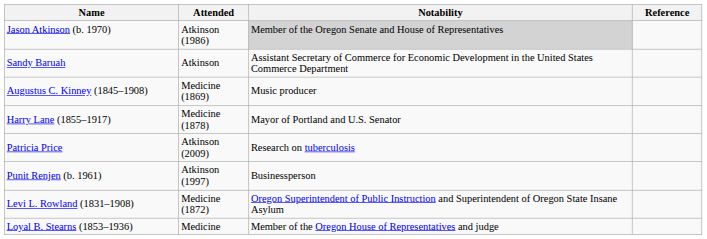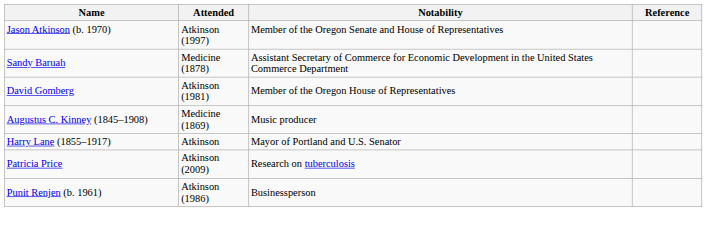(200, 35) Atkinson (1986) -> (200, 35) Atkinson (1997)
(377, 29) lightgrey background -> (377, 29) no background
(200, 63) Atkinson -> (201, 63) Medicine (1878)
+ row: (40, 91)
(201, 119) Medicine (1878) -> (200, 142) Atkinson
(200, 176) Atkinson (1997) -> (200, 192) Atkinson (1986)
- row: (70, 204)
- row: (70, 226)
